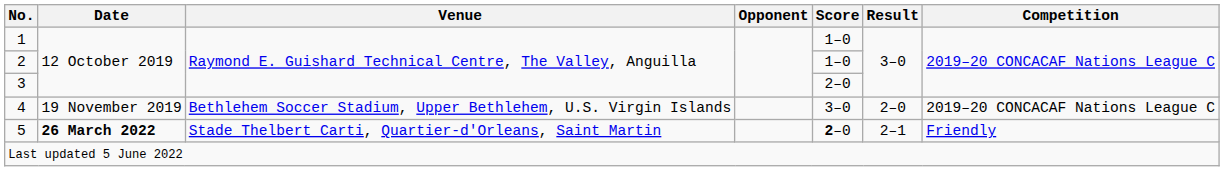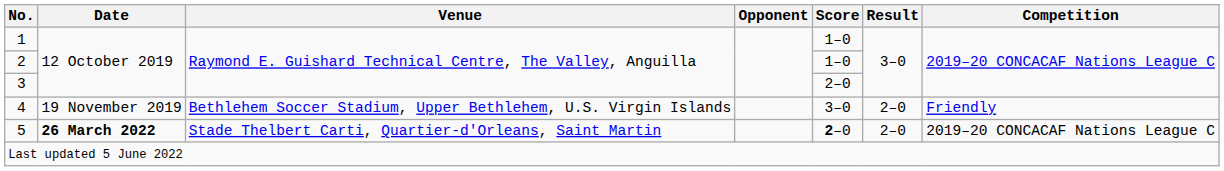(1071, 108) 2019–20 CONCACAF Nations League C -> (961, 108) Friendly
(893, 131) 2–1 -> (893, 131) 2–0
(961, 131) Friendly -> (1071, 131) 2019–20 CONCACAF Nations League C
